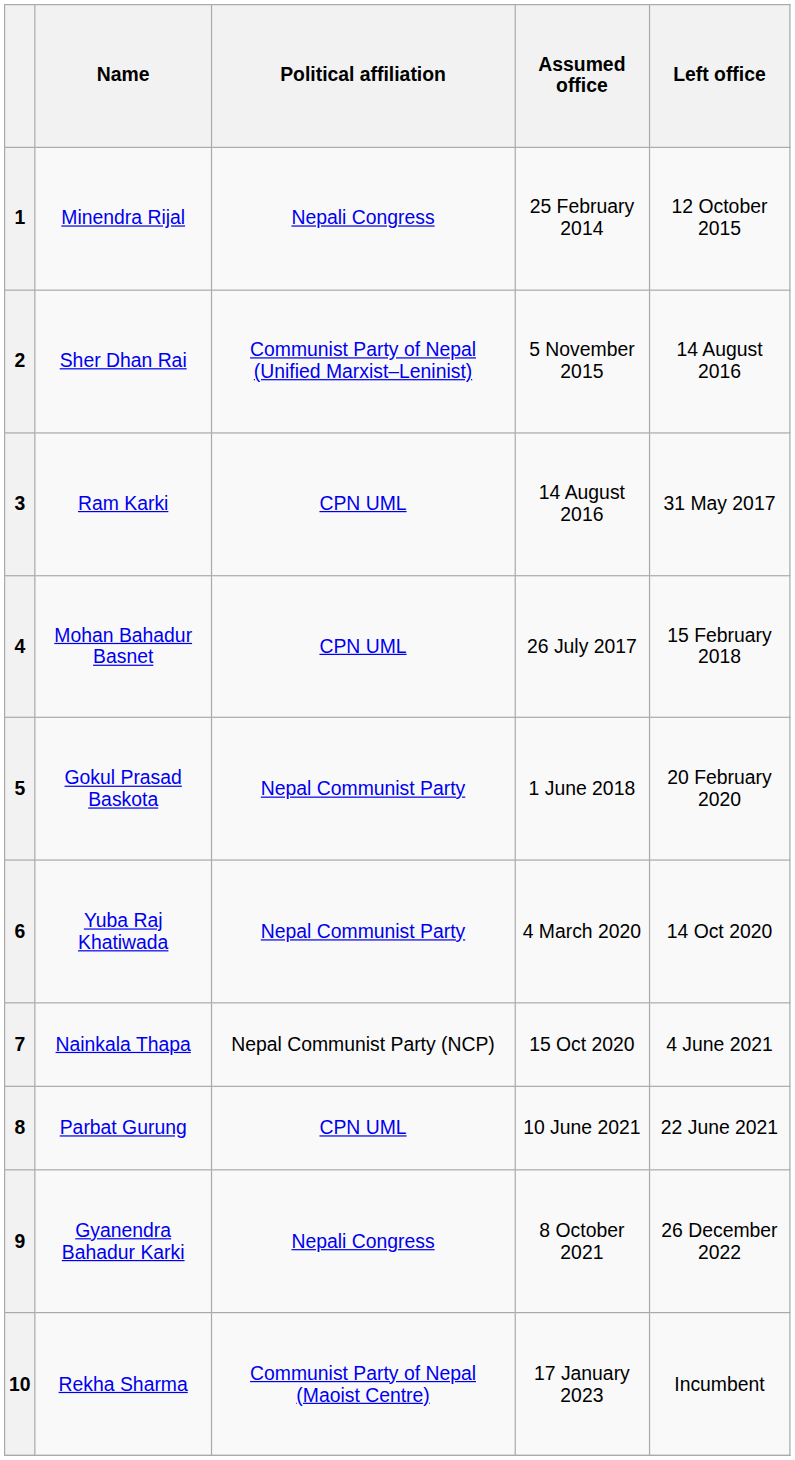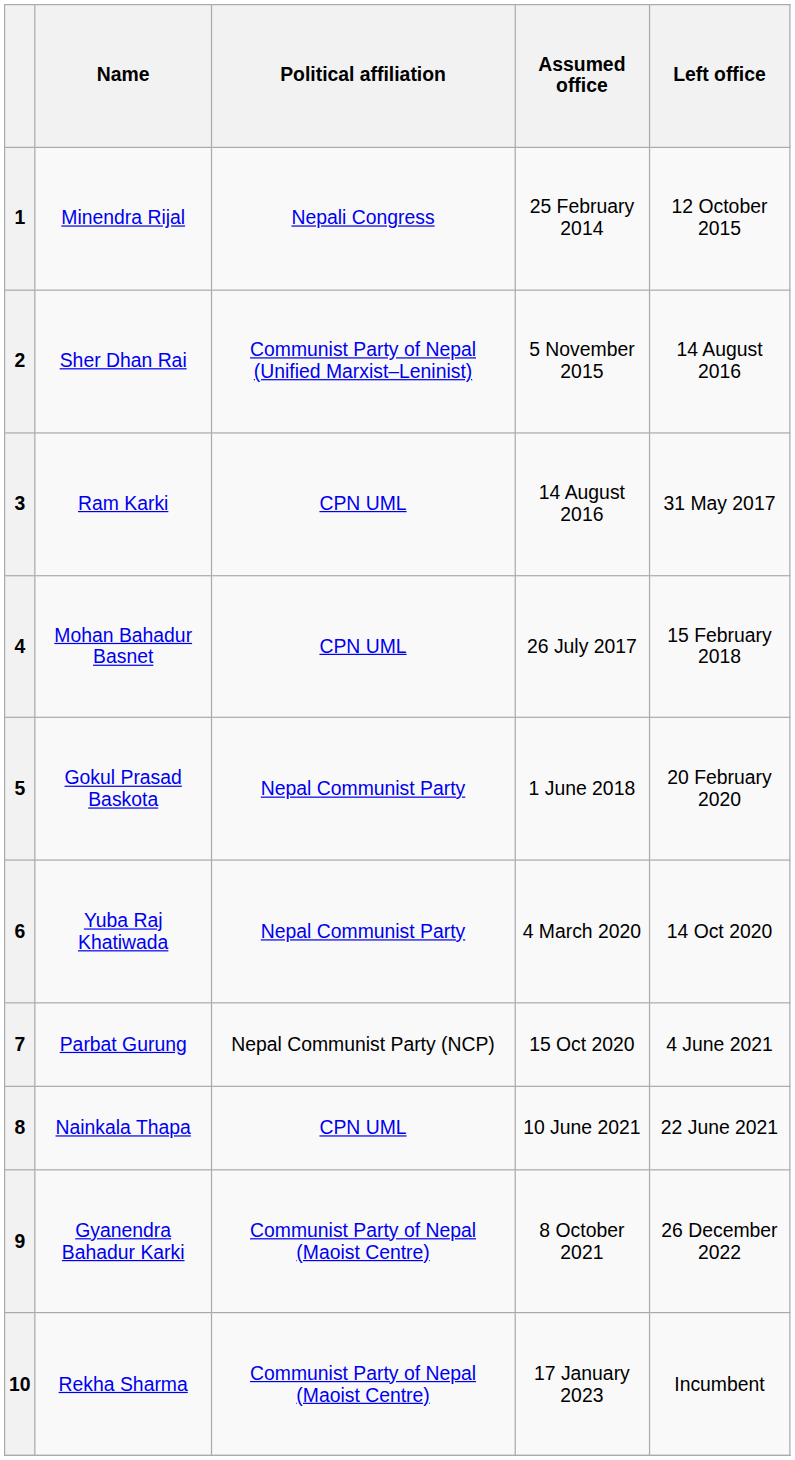(123, 1044) Nainkala Thapa -> (123, 1044) Parbat Gurung
(123, 1128) Parbat Gurung -> (123, 1128) Nainkala Thapa
(363, 1241) Nepali Congress -> (363, 1241) Communist Party of Nepal (Maoist Centre)
